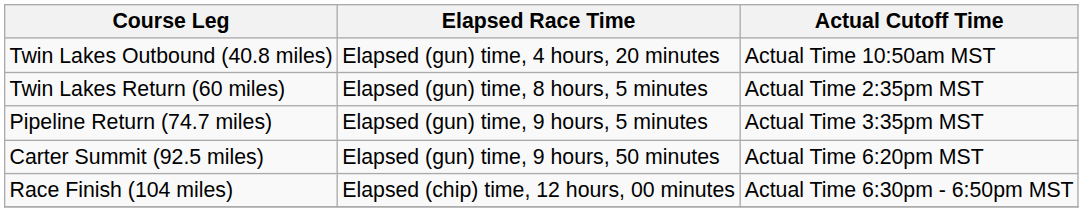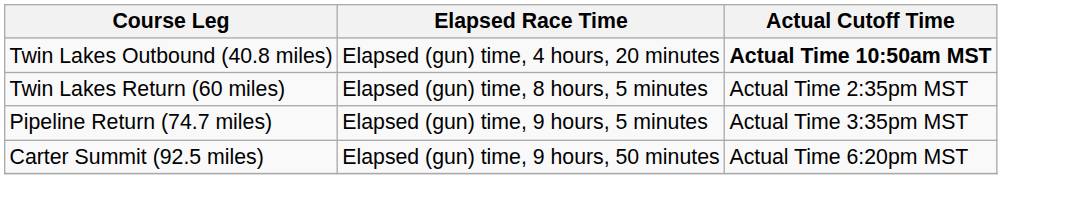(870, 55) normal -> (861, 55) bold
- row: (121, 190)
